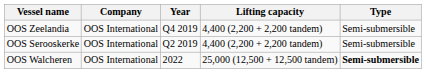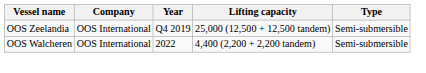(262, 28) 4,400 (2,200 + 2,200 tandem) -> (263, 28) 25,000 (12,500 + 12,500 tandem)
- row: (43, 44)
(270, 60) 25,000 (12,500 + 12,500 tandem) -> (255, 44) 4,400 (2,200 + 2,200 tandem)
(381, 60) bold -> (371, 44) normal
